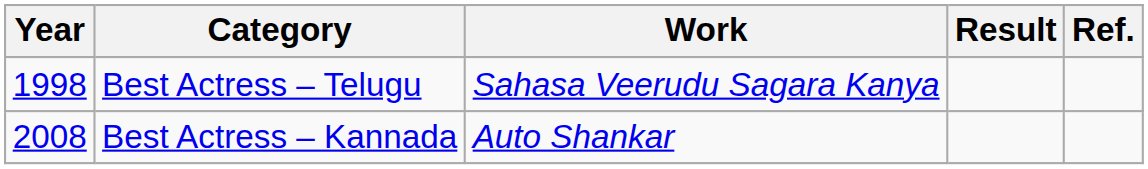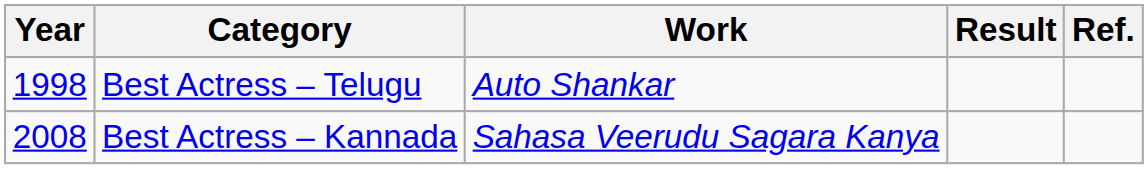(706, 83) Sahasa Veerudu Sagara Kanya -> (573, 83) Auto Shankar
(573, 136) Auto Shankar -> (706, 136) Sahasa Veerudu Sagara Kanya
